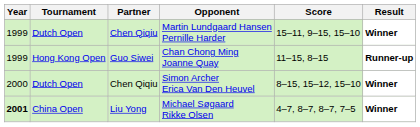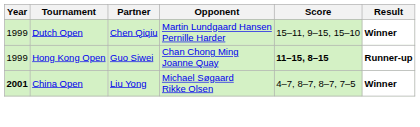(302, 58) normal -> (302, 58) bold
- row: (208, 84)
